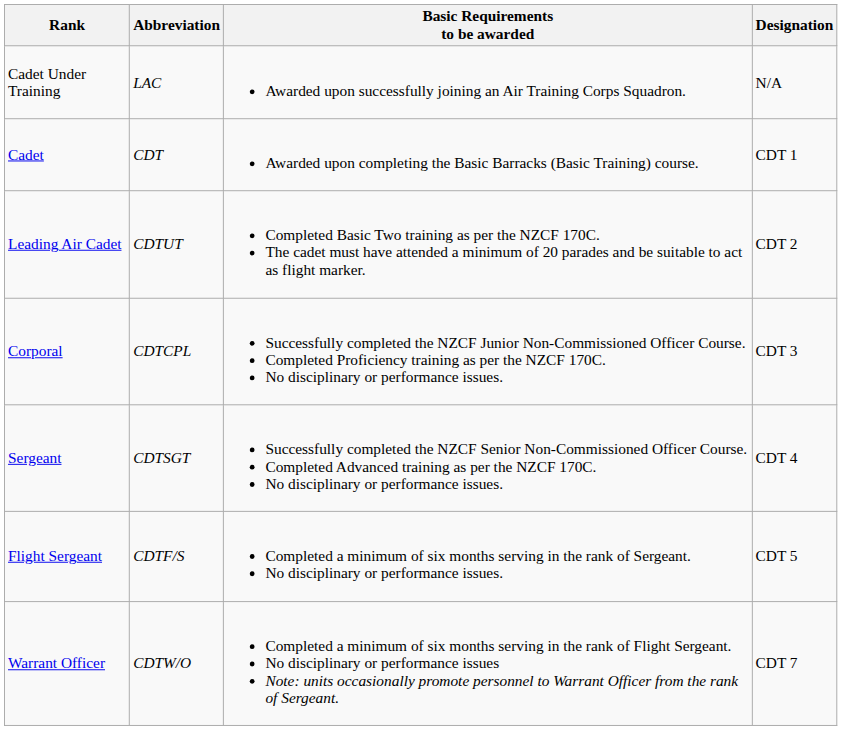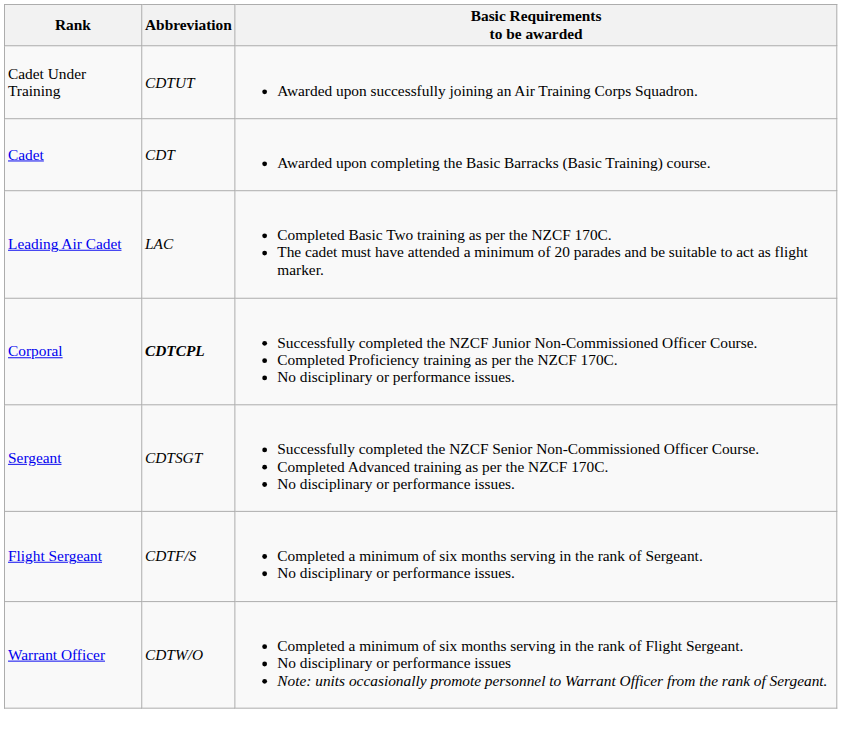- column: (794, 25)
(147, 82) LAC -> (170, 82) CDTUT
(158, 244) CDTUT -> (159, 244) LAC
(162, 351) normal -> (175, 351) bold
